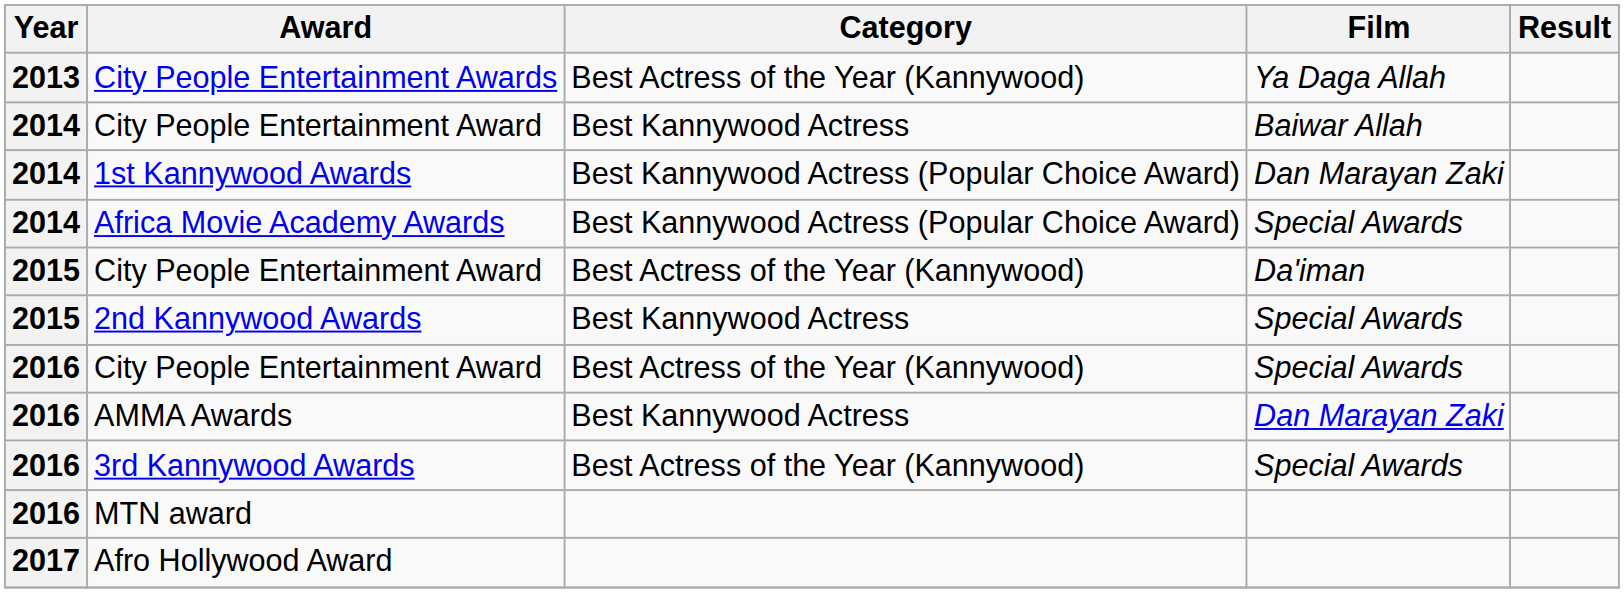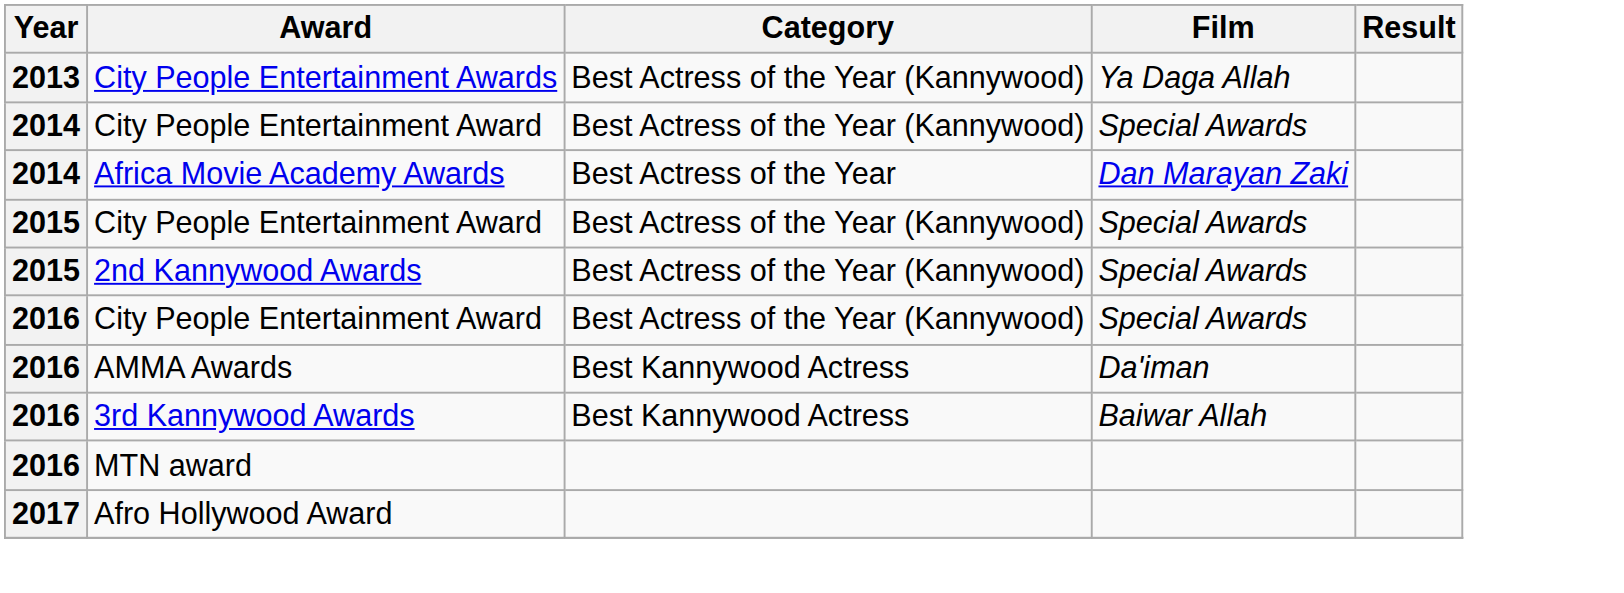(740, 125) Best Kannywood Actress -> (828, 125) Best Actress of the Year (Kannywood)
(1338, 125) Baiwar Allah -> (1203, 125) Special Awards
- row: (46, 174)
(906, 222) Best Kannywood Actress (Popular Choice Award) -> (734, 174) Best Actress of the Year
(1359, 222) Special Awards -> (1223, 174) Dan Marayan Zaki
(1310, 271) Da'iman -> (1203, 222) Special Awards
(740, 319) Best Kannywood Actress -> (828, 271) Best Actress of the Year (Kannywood)
(1379, 416) Dan Marayan Zaki -> (1154, 367) Da'iman
(828, 464) Best Actress of the Year (Kannywood) -> (740, 416) Best Kannywood Actress
(1359, 464) Special Awards -> (1183, 416) Baiwar Allah
